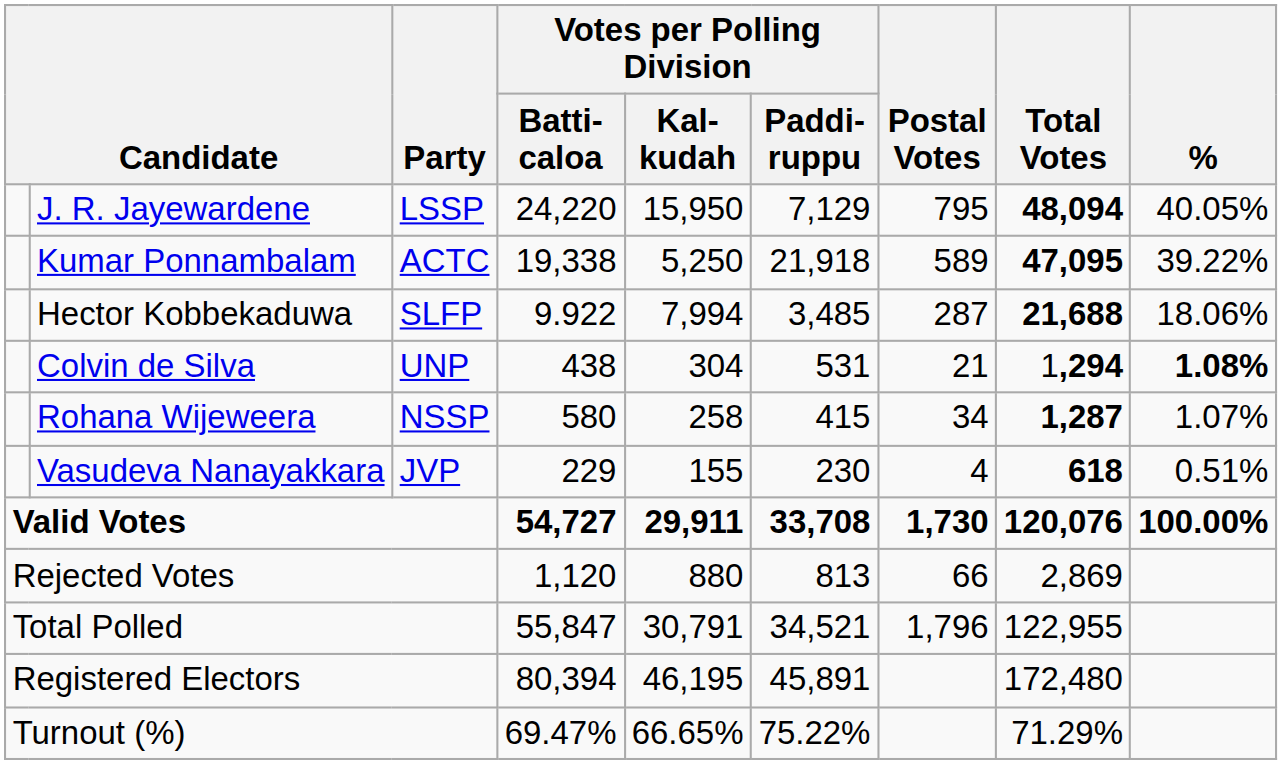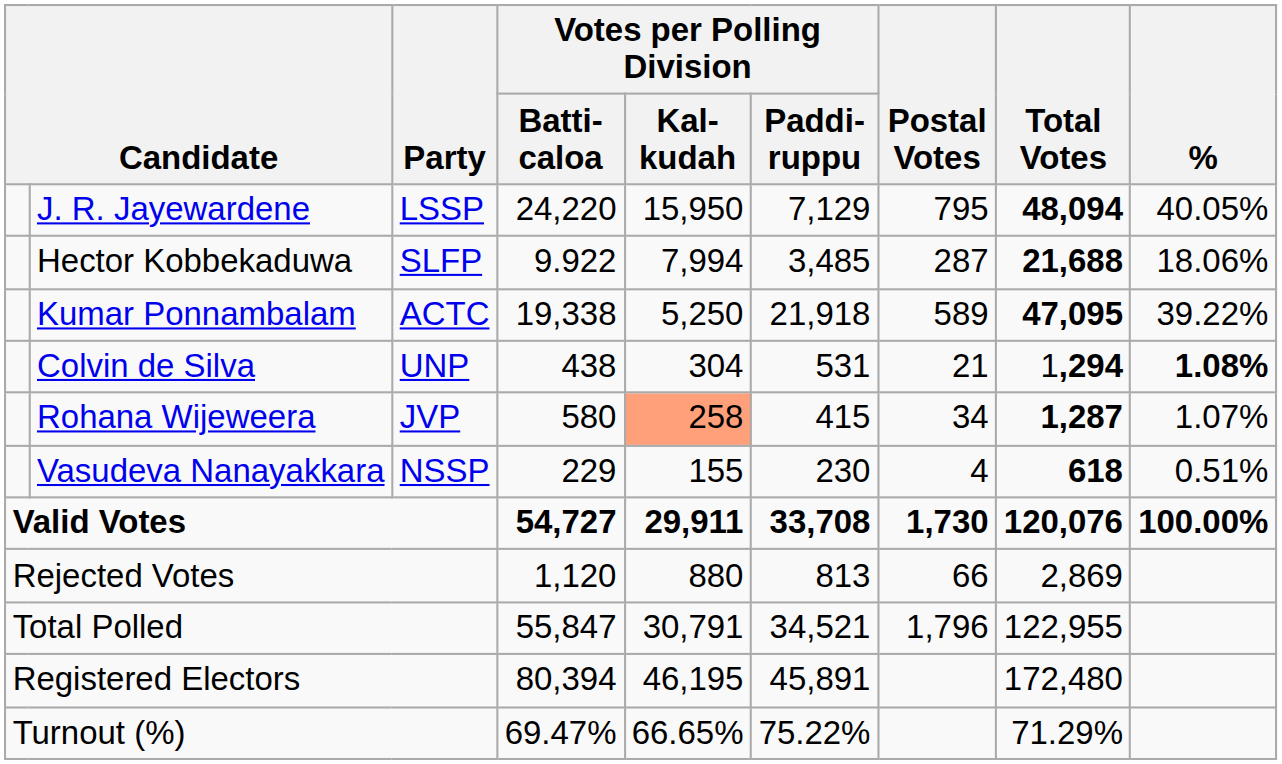rows swapped: (196, 261) <-> (195, 313)
(445, 418) NSSP -> (430, 418) JVP
(716, 418) no background -> (716, 418) lightsalmon background
(430, 470) JVP -> (445, 470) NSSP
